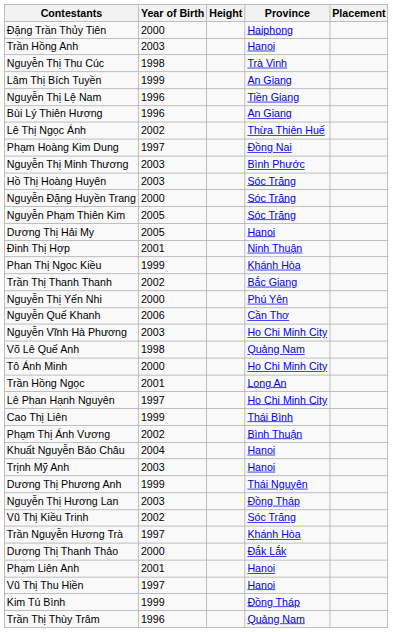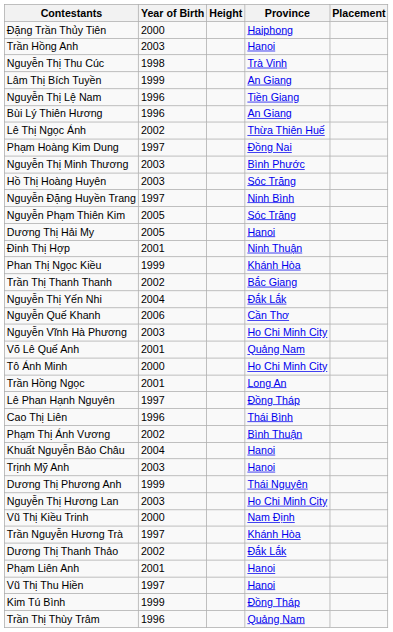(153, 198) 2000 -> (153, 198) 1997
(272, 198) Sóc Trăng -> (271, 198) Ninh Bình
(153, 299) 2000 -> (153, 299) 2004
(268, 299) Phú Yên -> (267, 299) Đắk Lắk
(153, 350) 1998 -> (153, 350) 2001
(287, 400) Ho Chi Minh City -> (274, 400) Đồng Tháp
(153, 417) 1999 -> (153, 417) 1996
(274, 501) Đồng Tháp -> (287, 501) Ho Chi Minh City
(153, 518) 2002 -> (153, 518) 2000
(272, 518) Sóc Trăng -> (271, 518) Nam Định
(153, 552) 2000 -> (153, 552) 2002
